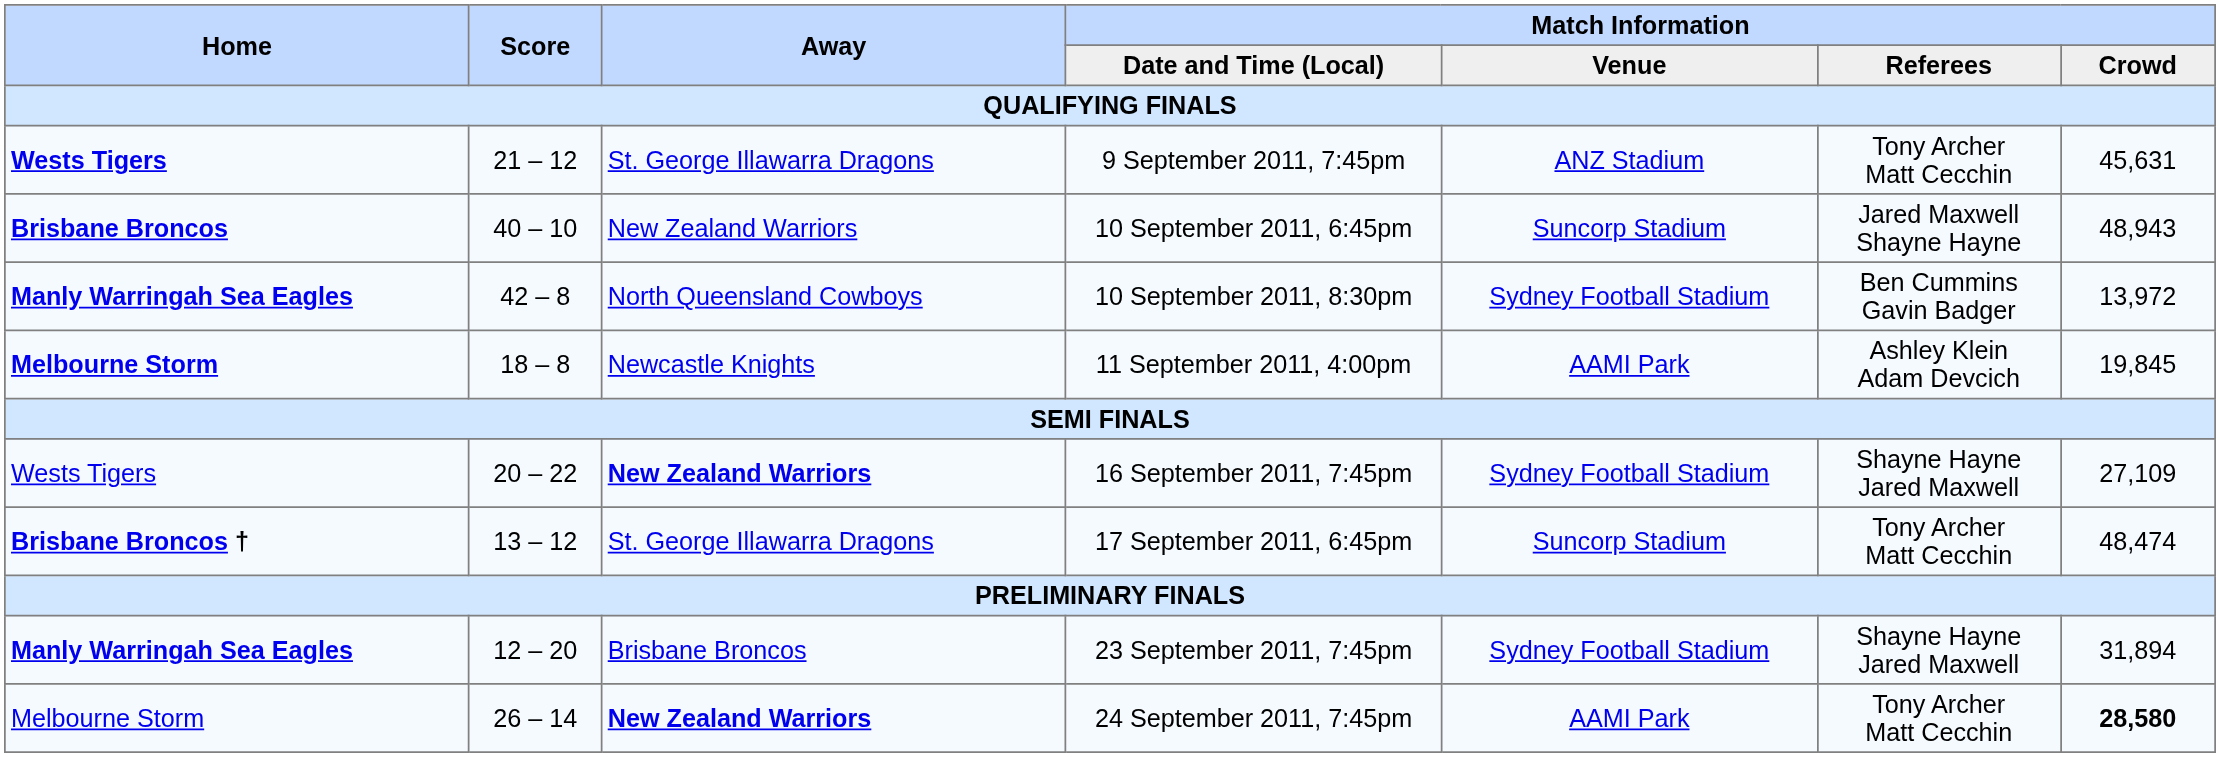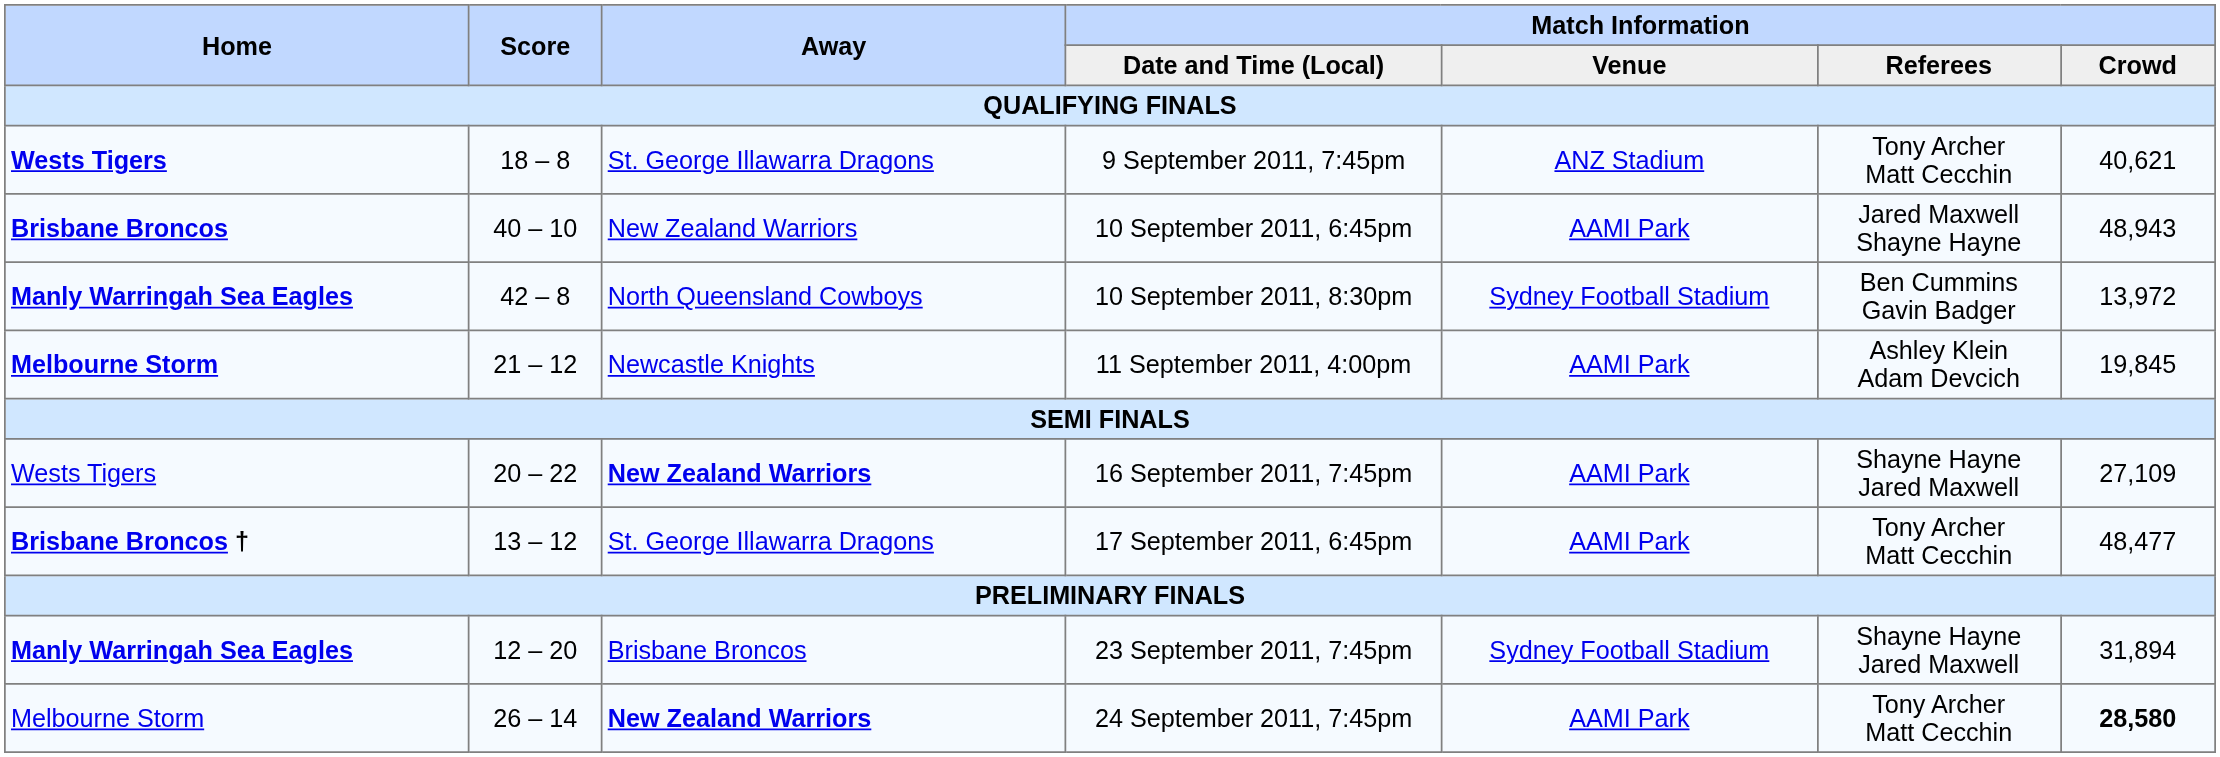(535, 160) 21 – 12 -> (535, 160) 18 – 8
(2138, 160) 45,631 -> (2138, 160) 40,621
(1629, 228) Suncorp Stadium -> (1629, 228) AAMI Park
(535, 364) 18 – 8 -> (535, 364) 21 – 12
(1629, 473) Sydney Football Stadium -> (1629, 473) AAMI Park
(1629, 541) Suncorp Stadium -> (1629, 541) AAMI Park
(2138, 541) 48,474 -> (2138, 541) 48,477
